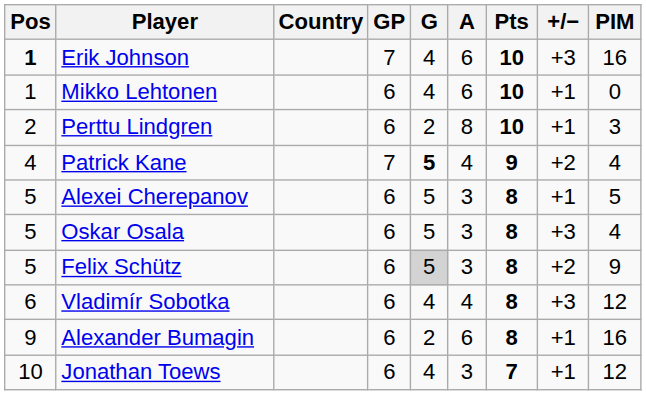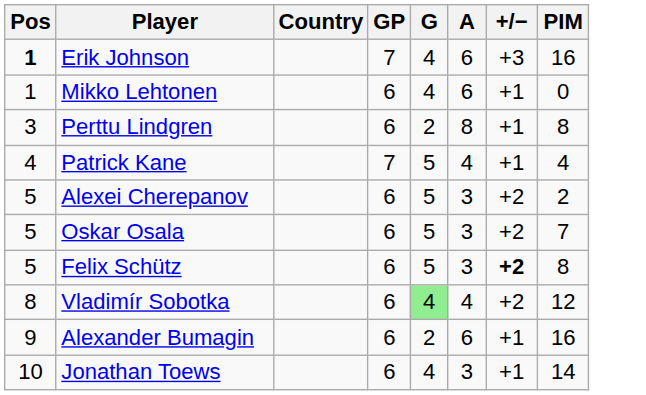- column: (512, 22)
(30, 127) 2 -> (30, 127) 3
(615, 127) 3 -> (563, 127) 8
(429, 162) bold -> (429, 162) normal
(563, 162) +2 -> (512, 162) +1
(563, 197) +1 -> (512, 197) +2
(615, 197) 5 -> (563, 197) 2
(563, 232) +3 -> (512, 232) +2
(615, 232) 4 -> (563, 232) 7
(429, 267) lightgrey background -> (429, 267) no background
(563, 267) normal -> (512, 267) bold
(615, 267) 9 -> (563, 267) 8
(30, 302) 6 -> (30, 302) 8
(429, 302) no background -> (429, 302) lightgreen background
(563, 302) +3 -> (512, 302) +2
(615, 372) 12 -> (563, 372) 14
